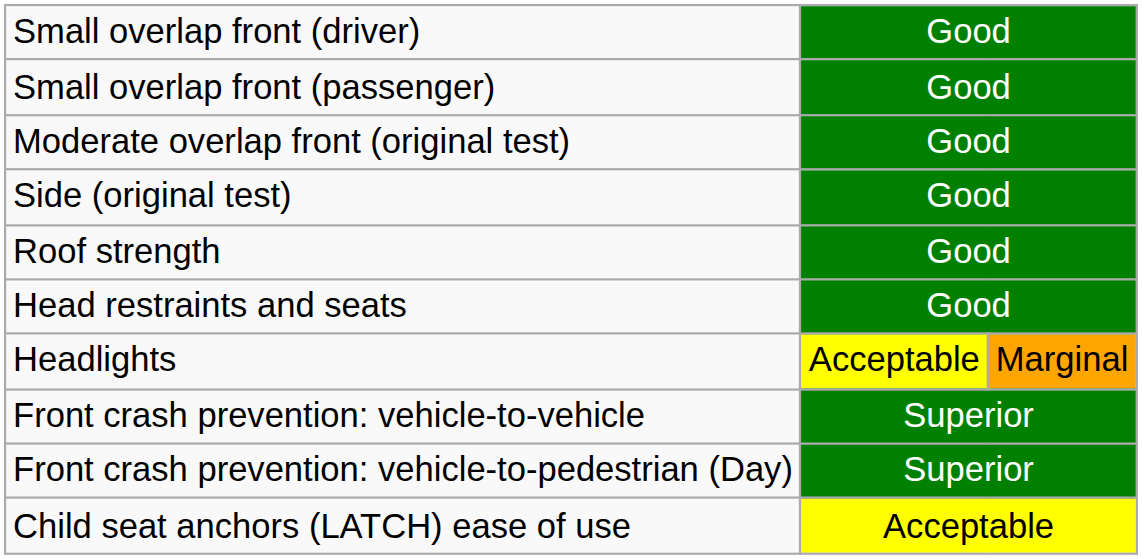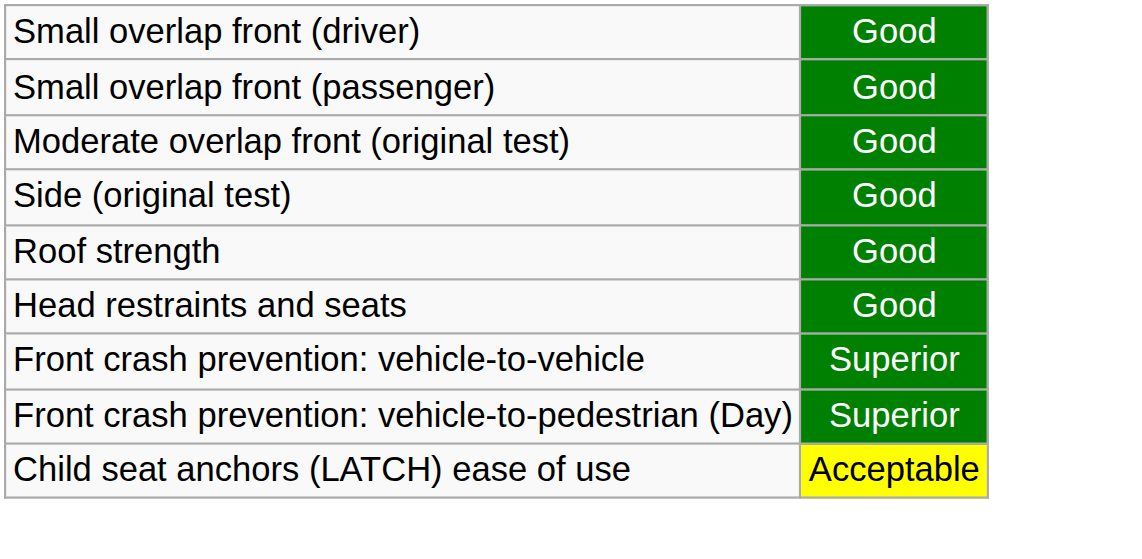- row: (95, 360)
